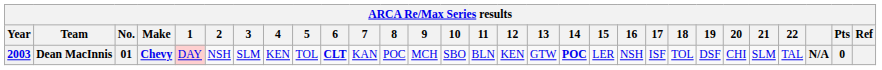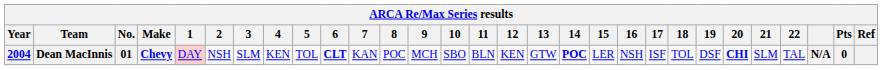(19, 54) 2003 -> (19, 54) 2004
(736, 54) normal -> (737, 54) bold
